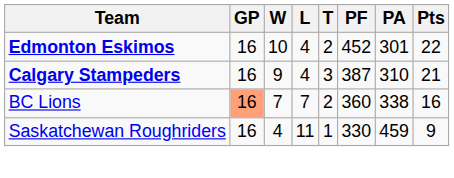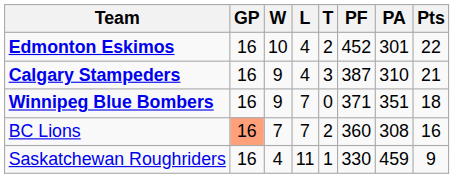+ row: (111, 103)
(394, 103) 338 -> (394, 131) 308
